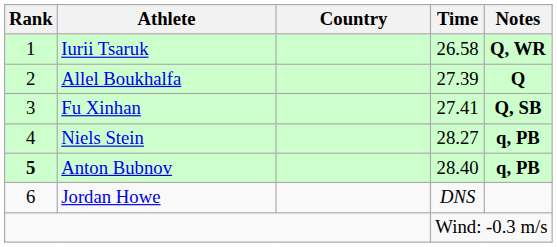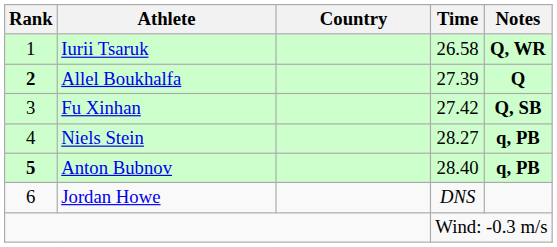(31, 78) normal -> (31, 78) bold
(458, 108) 27.41 -> (458, 108) 27.42
